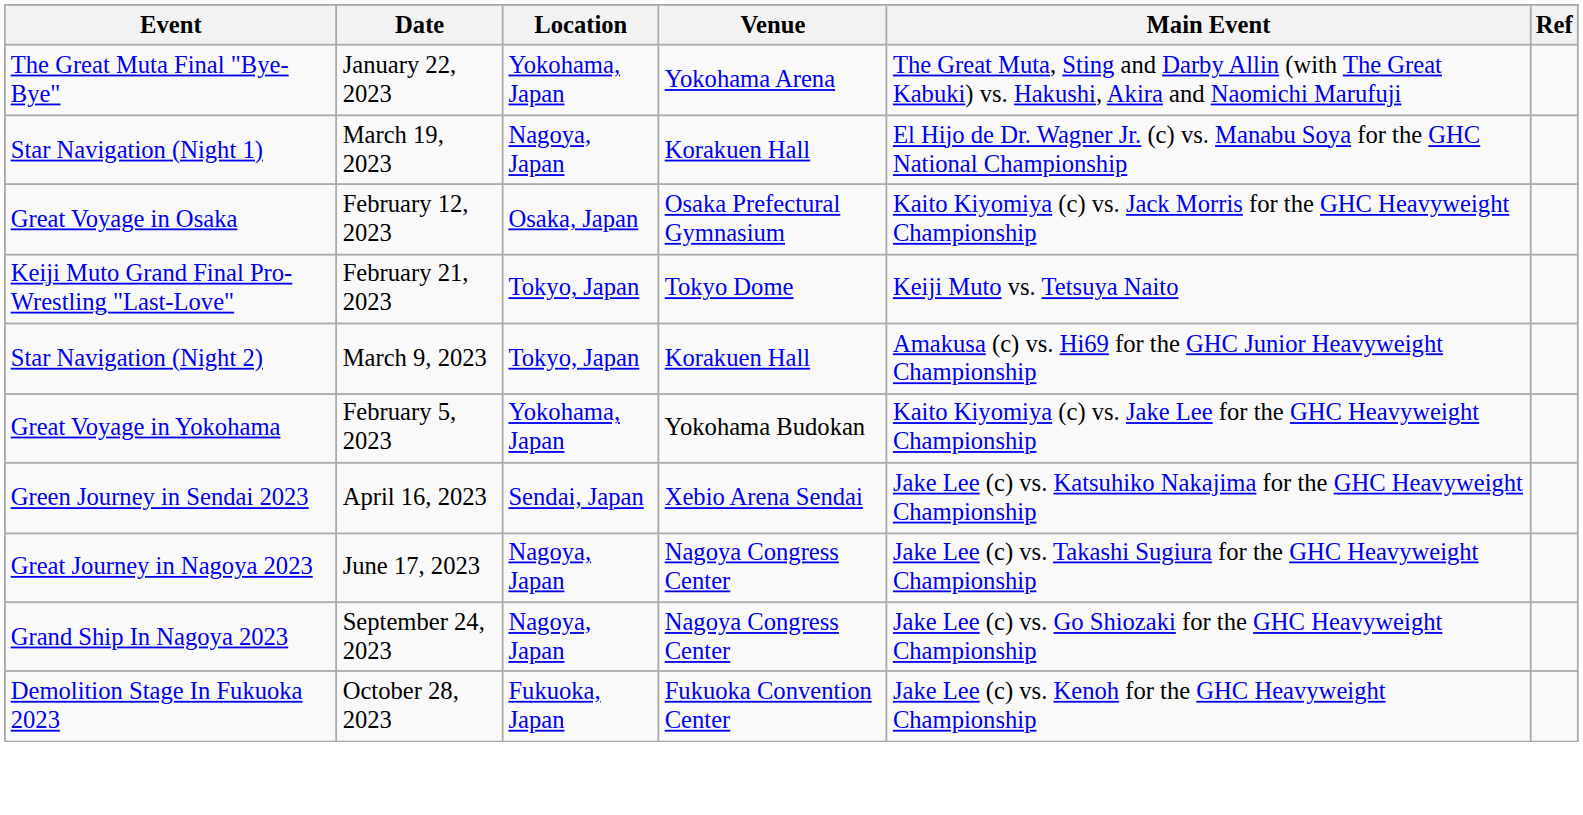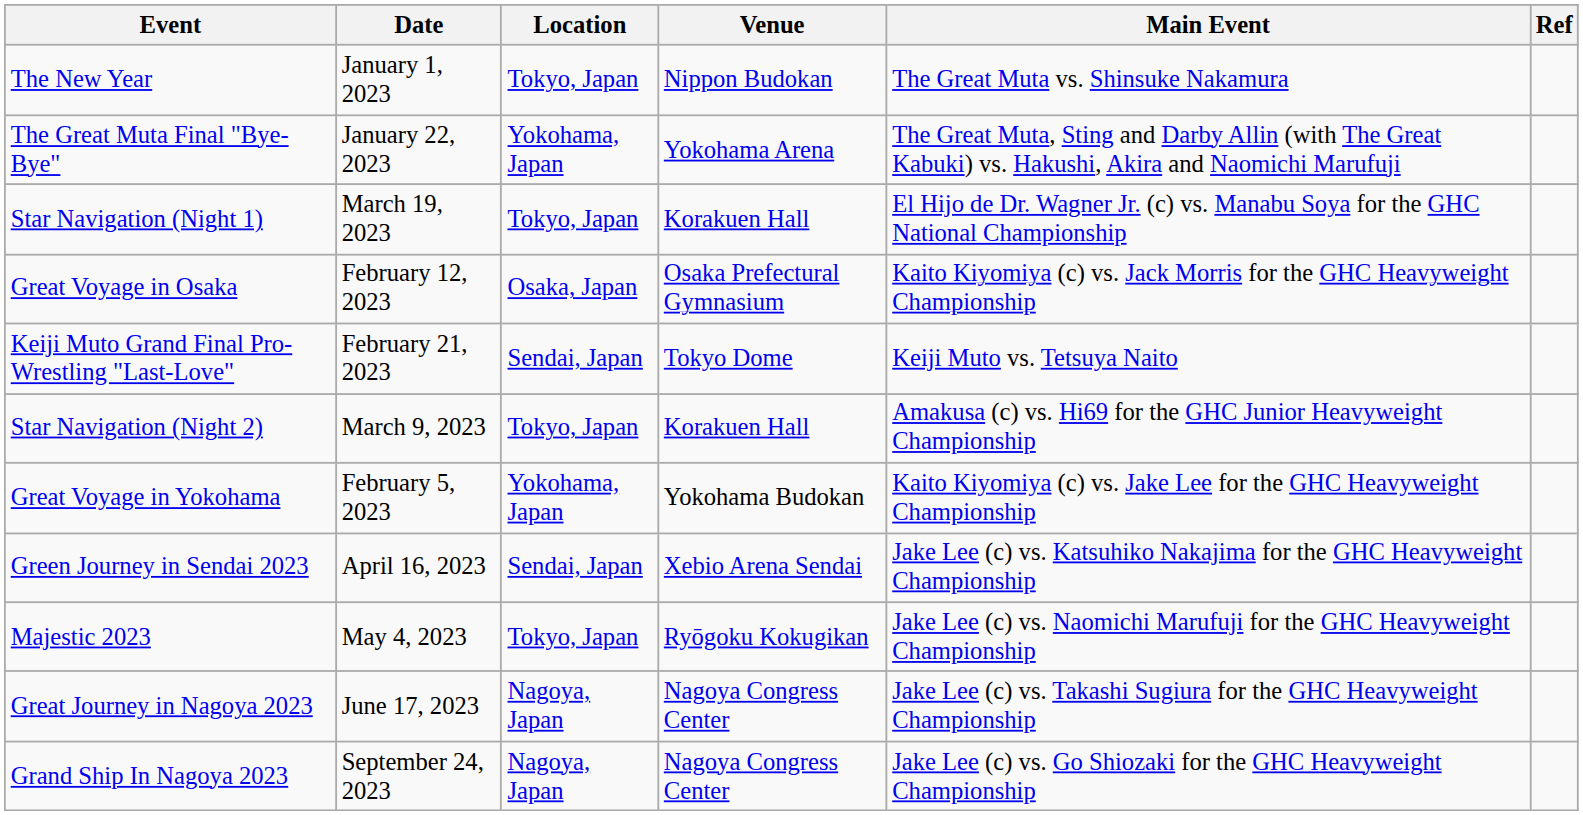+ row: (81, 79)
(550, 149) Nagoya, Japan -> (573, 218) Tokyo, Japan
(574, 288) Tokyo, Japan -> (575, 357) Sendai, Japan
+ row: (81, 636)
- row: (157, 705)
